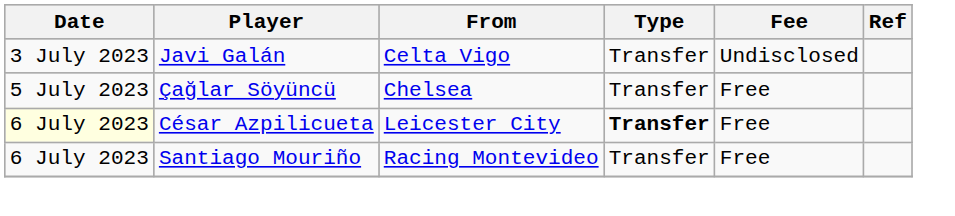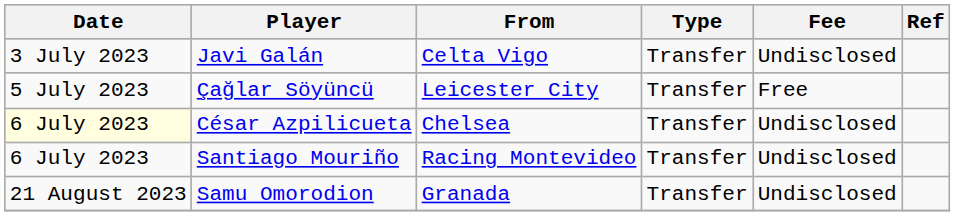(428, 91) Chelsea -> (510, 91) Leicester City
(472, 125) Leicester City -> (466, 125) Chelsea
(659, 125) bold -> (697, 125) normal
(745, 125) Free -> (827, 125) Undisclosed
(745, 159) Free -> (827, 159) Undisclosed
+ row: (285, 194)
